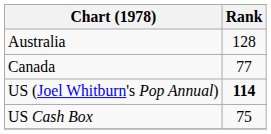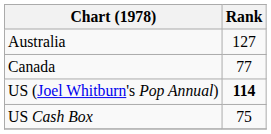(244, 41) 128 -> (244, 41) 127
